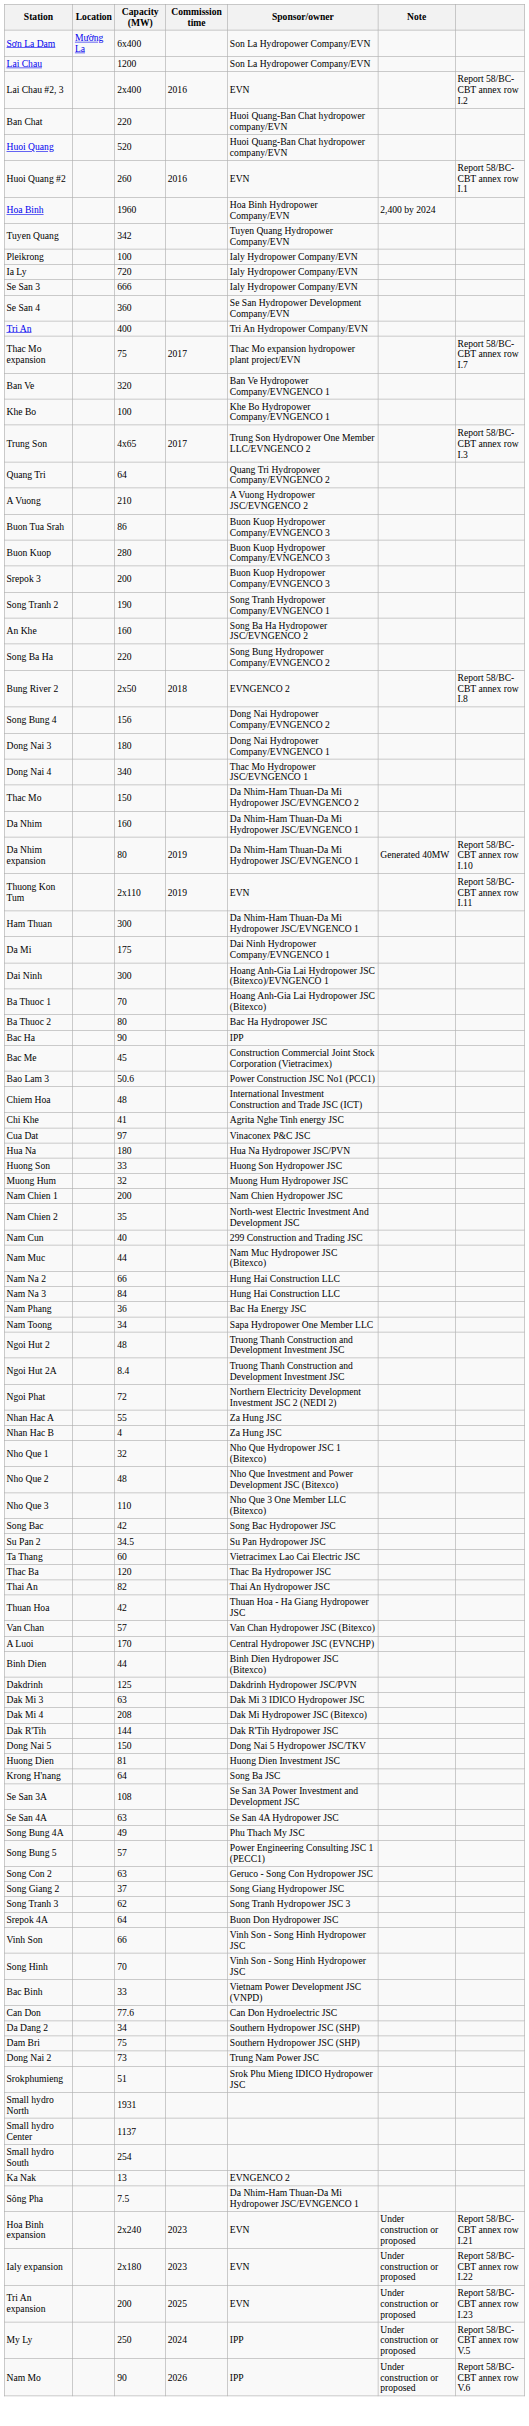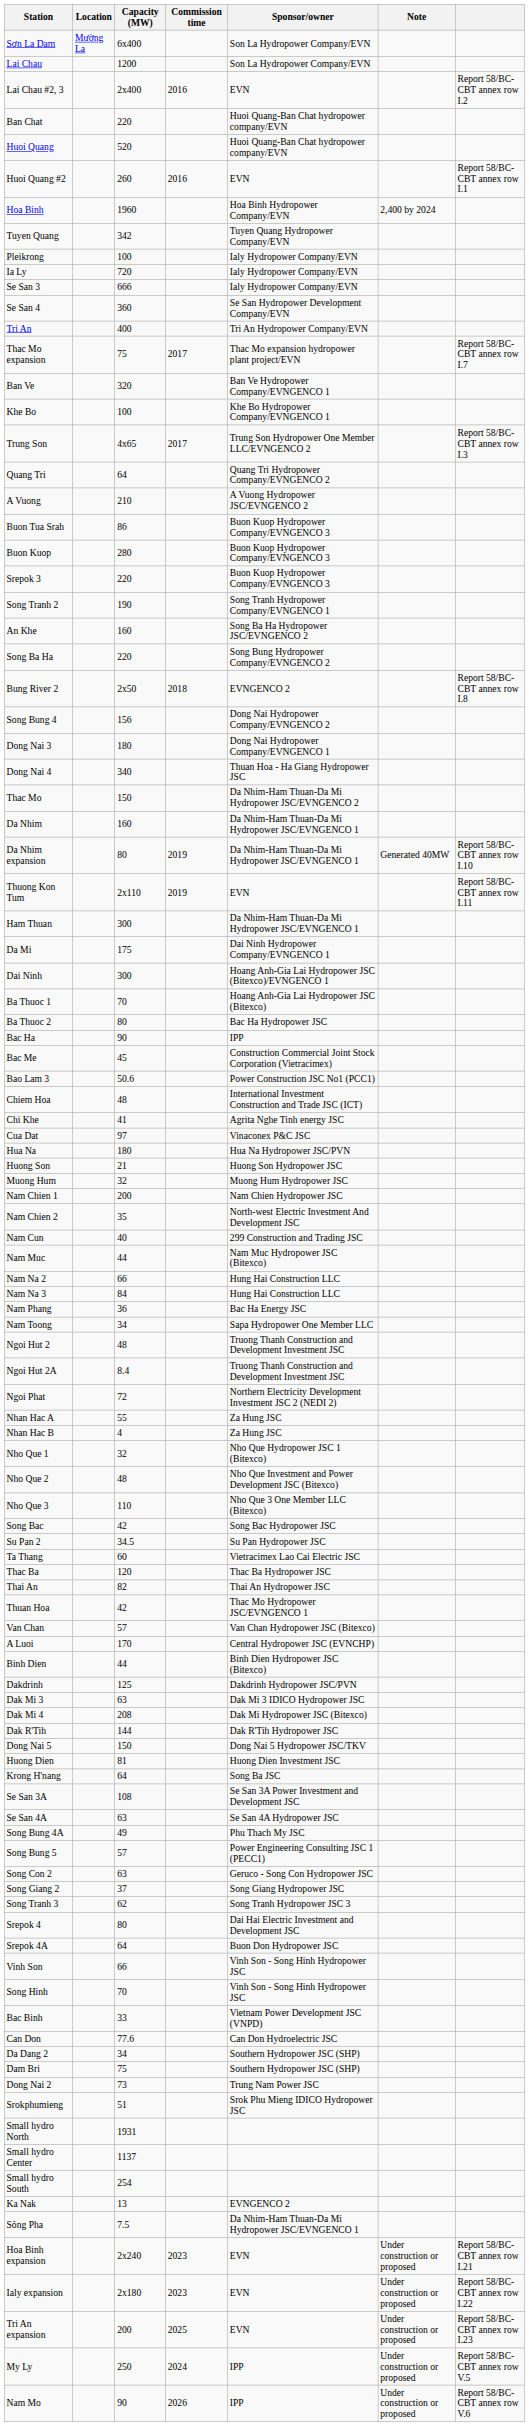(124, 579) 200 -> (124, 579) 220
(273, 772) Thac Mo Hydropower JSC/EVNGENCO 1 -> (299, 772) Thuan Hoa - Ha Giang Hydropower JSC
(122, 1166) 33 -> (122, 1166) 21
(299, 1608) Thuan Hoa - Ha Giang Hydropower JSC -> (273, 1608) Thac Mo Hydropower JSC/EVNGENCO 1
+ row: (24, 1925)
